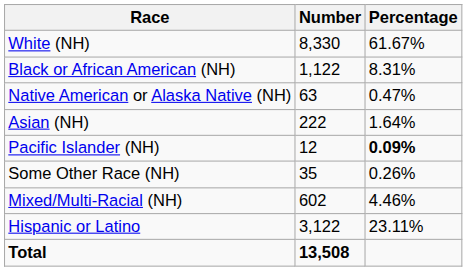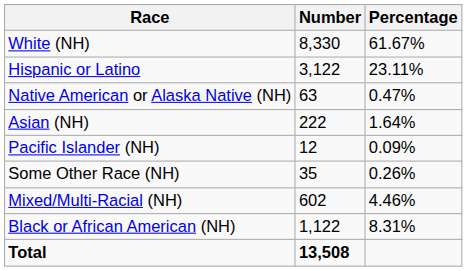rows swapped: (122, 69) <-> (74, 226)
(392, 148) bold -> (392, 148) normal
